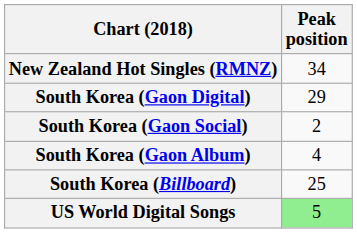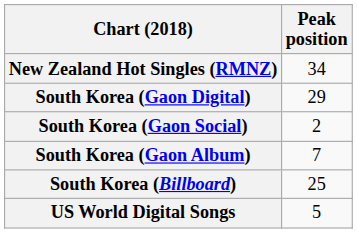(317, 155) 4 -> (317, 155) 7
(317, 213) lightgreen background -> (317, 213) no background
